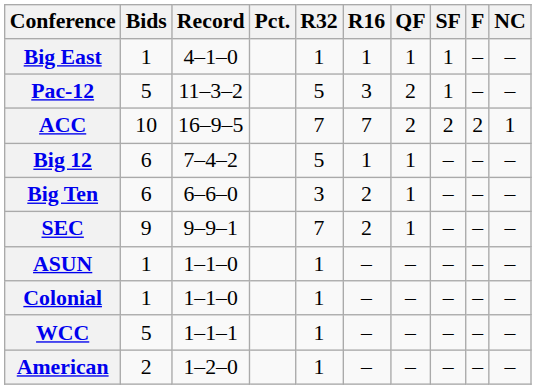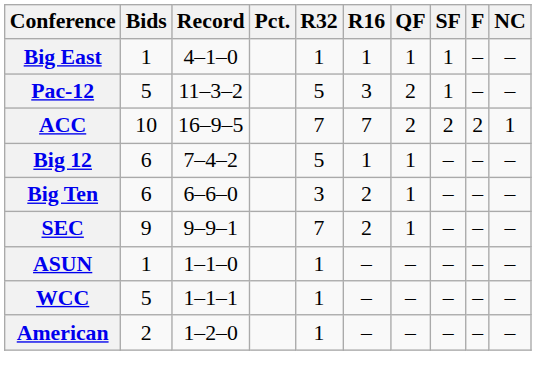- row: (63, 297)
